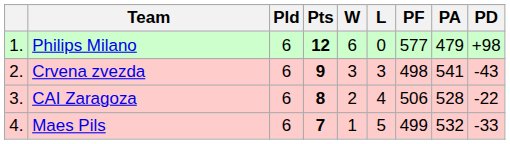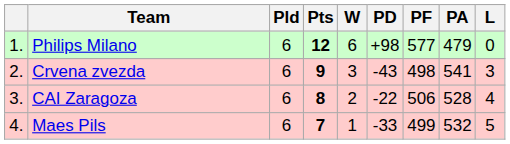columns swapped: (381, 17) <-> (486, 17)
